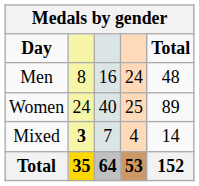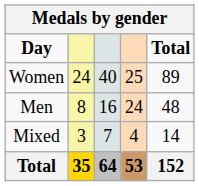rows swapped: (37, 107) <-> (37, 77)
(81, 136) bold -> (81, 136) normal
